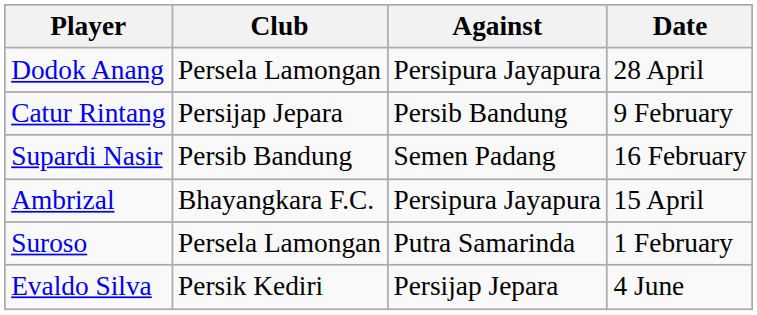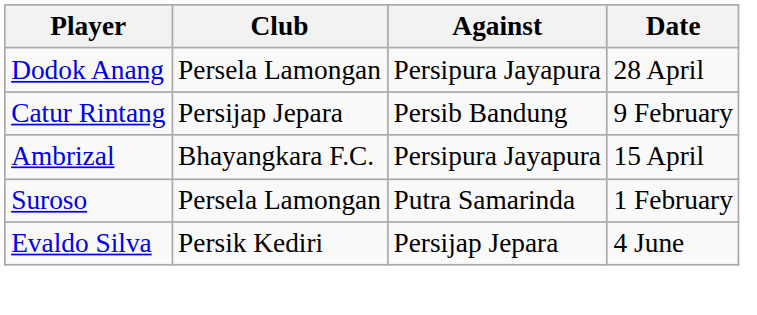- row: (87, 156)
